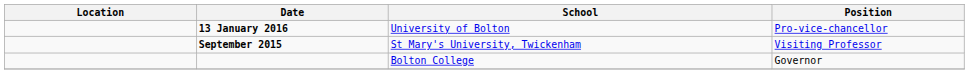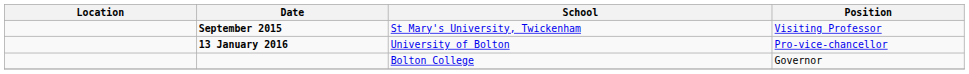rows swapped: (240, 45) <-> (243, 29)
